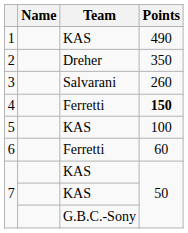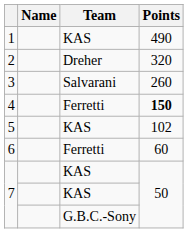(161, 60) 350 -> (161, 60) 320
(161, 127) 100 -> (161, 127) 102
